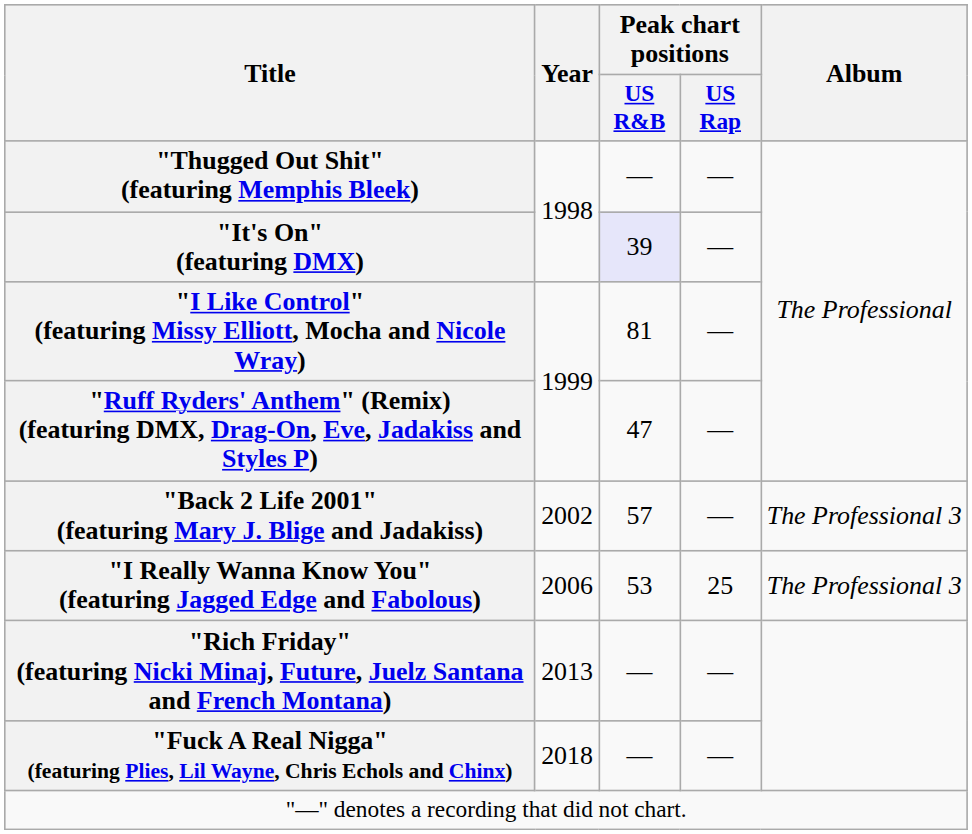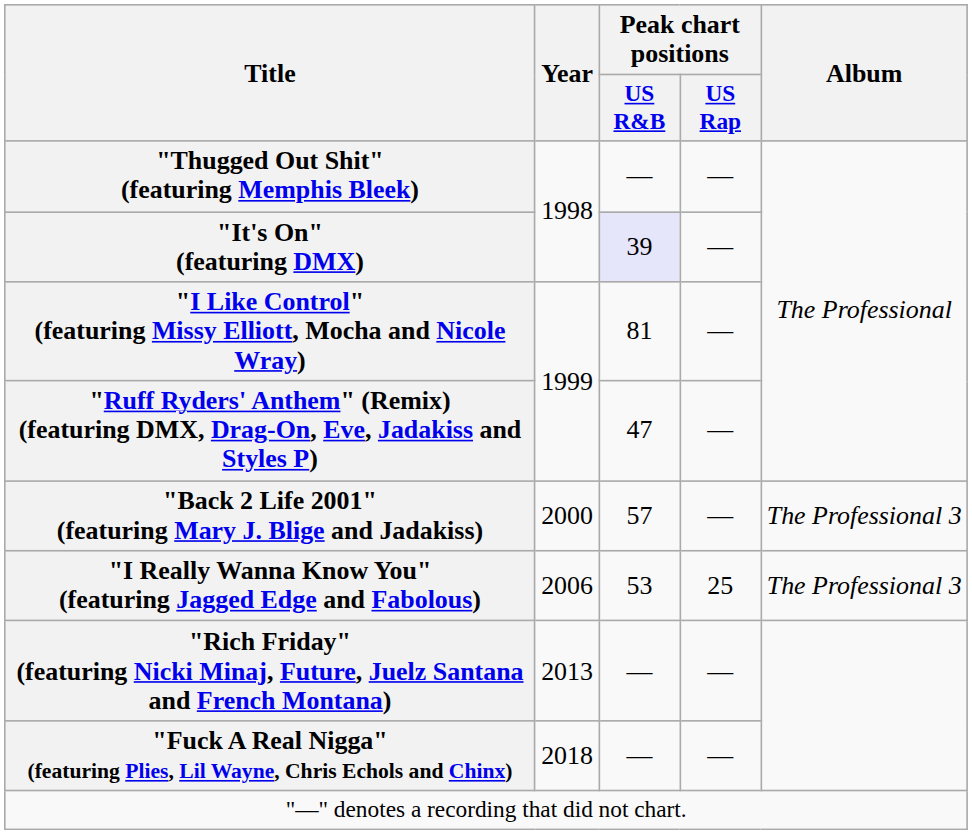(567, 515) 2002 -> (567, 515) 2000
